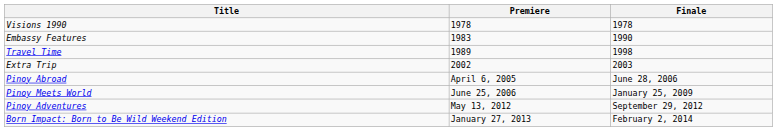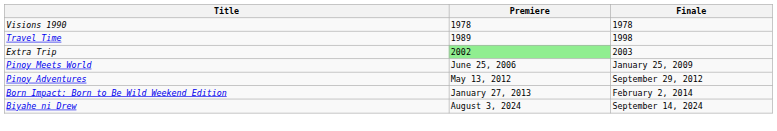- row: (46, 38)
(461, 65) no background -> (461, 52) lightgreen background
- row: (36, 79)
+ row: (41, 106)
